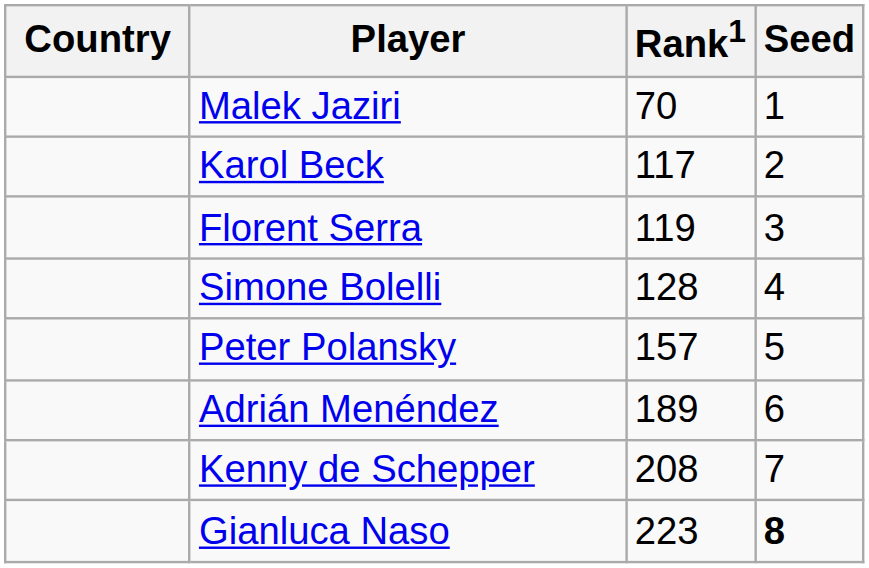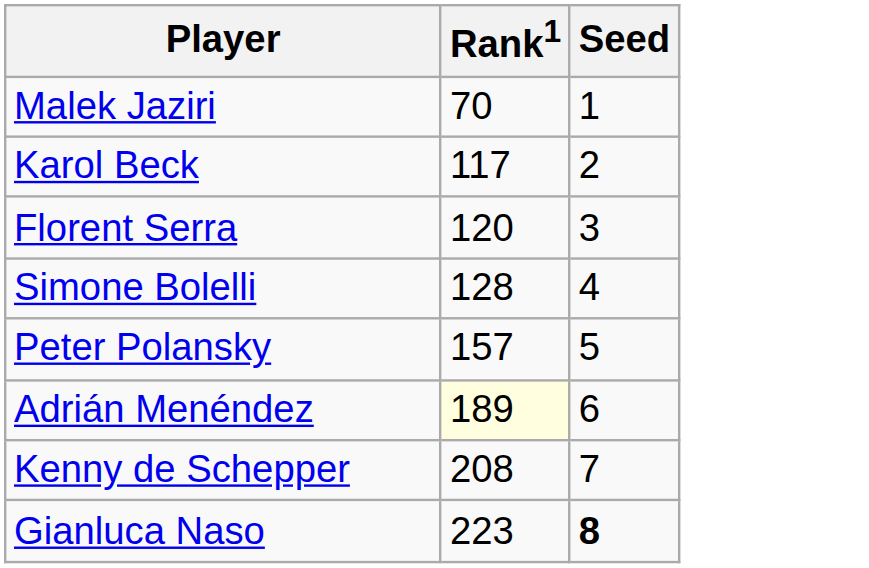- column: (98, 39)
(665, 227) 119 -> (482, 227) 120
(667, 409) no background -> (482, 409) lightyellow background
